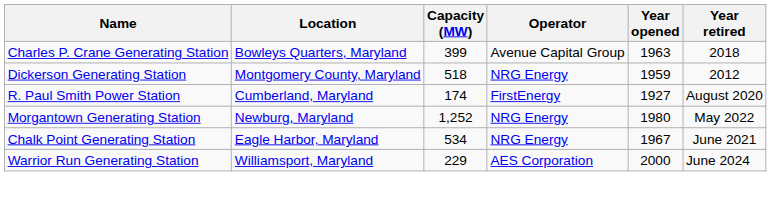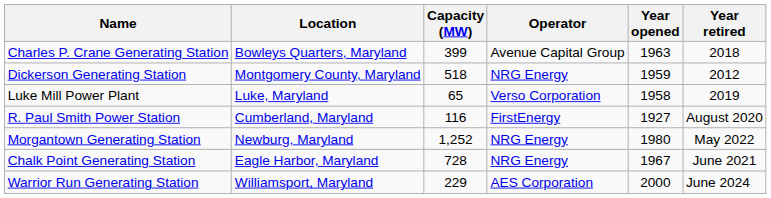+ row: (73, 96)
(456, 96) 174 -> (456, 117) 116
(456, 139) 534 -> (456, 161) 728
